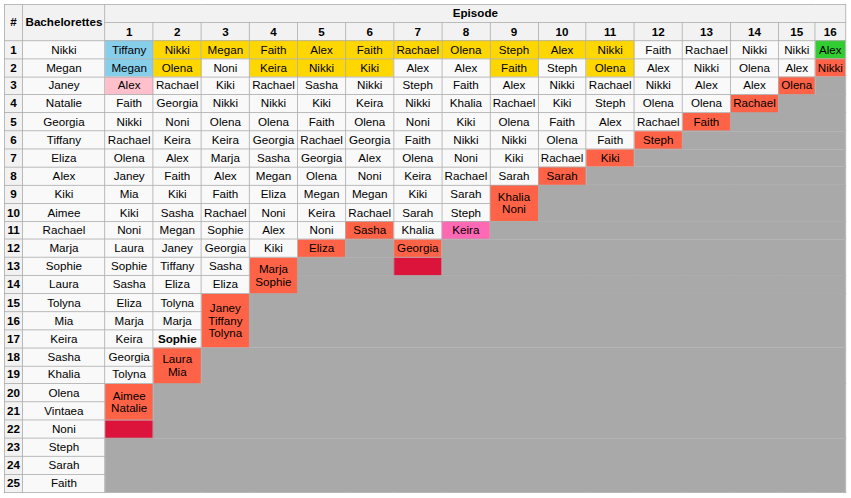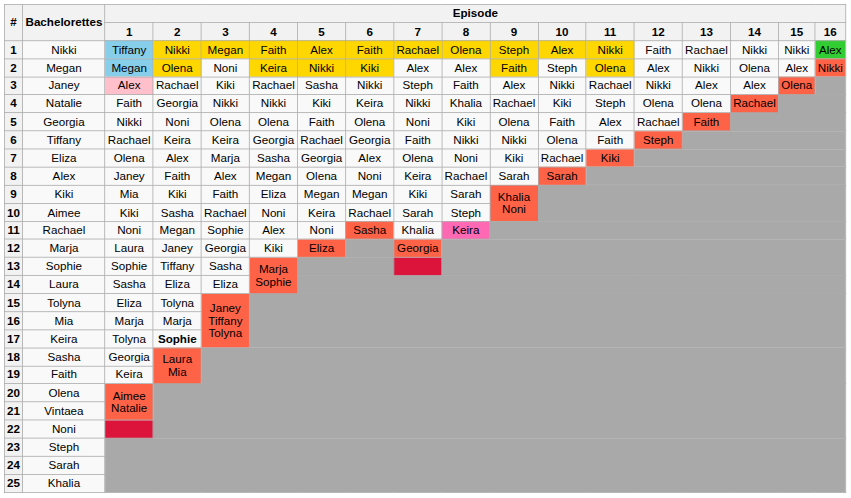(129, 338) Keira -> (129, 338) Tolyna
(64, 375) Khalia -> (64, 375) Faith
(129, 375) Tolyna -> (129, 375) Keira
(64, 483) Faith -> (64, 483) Khalia
